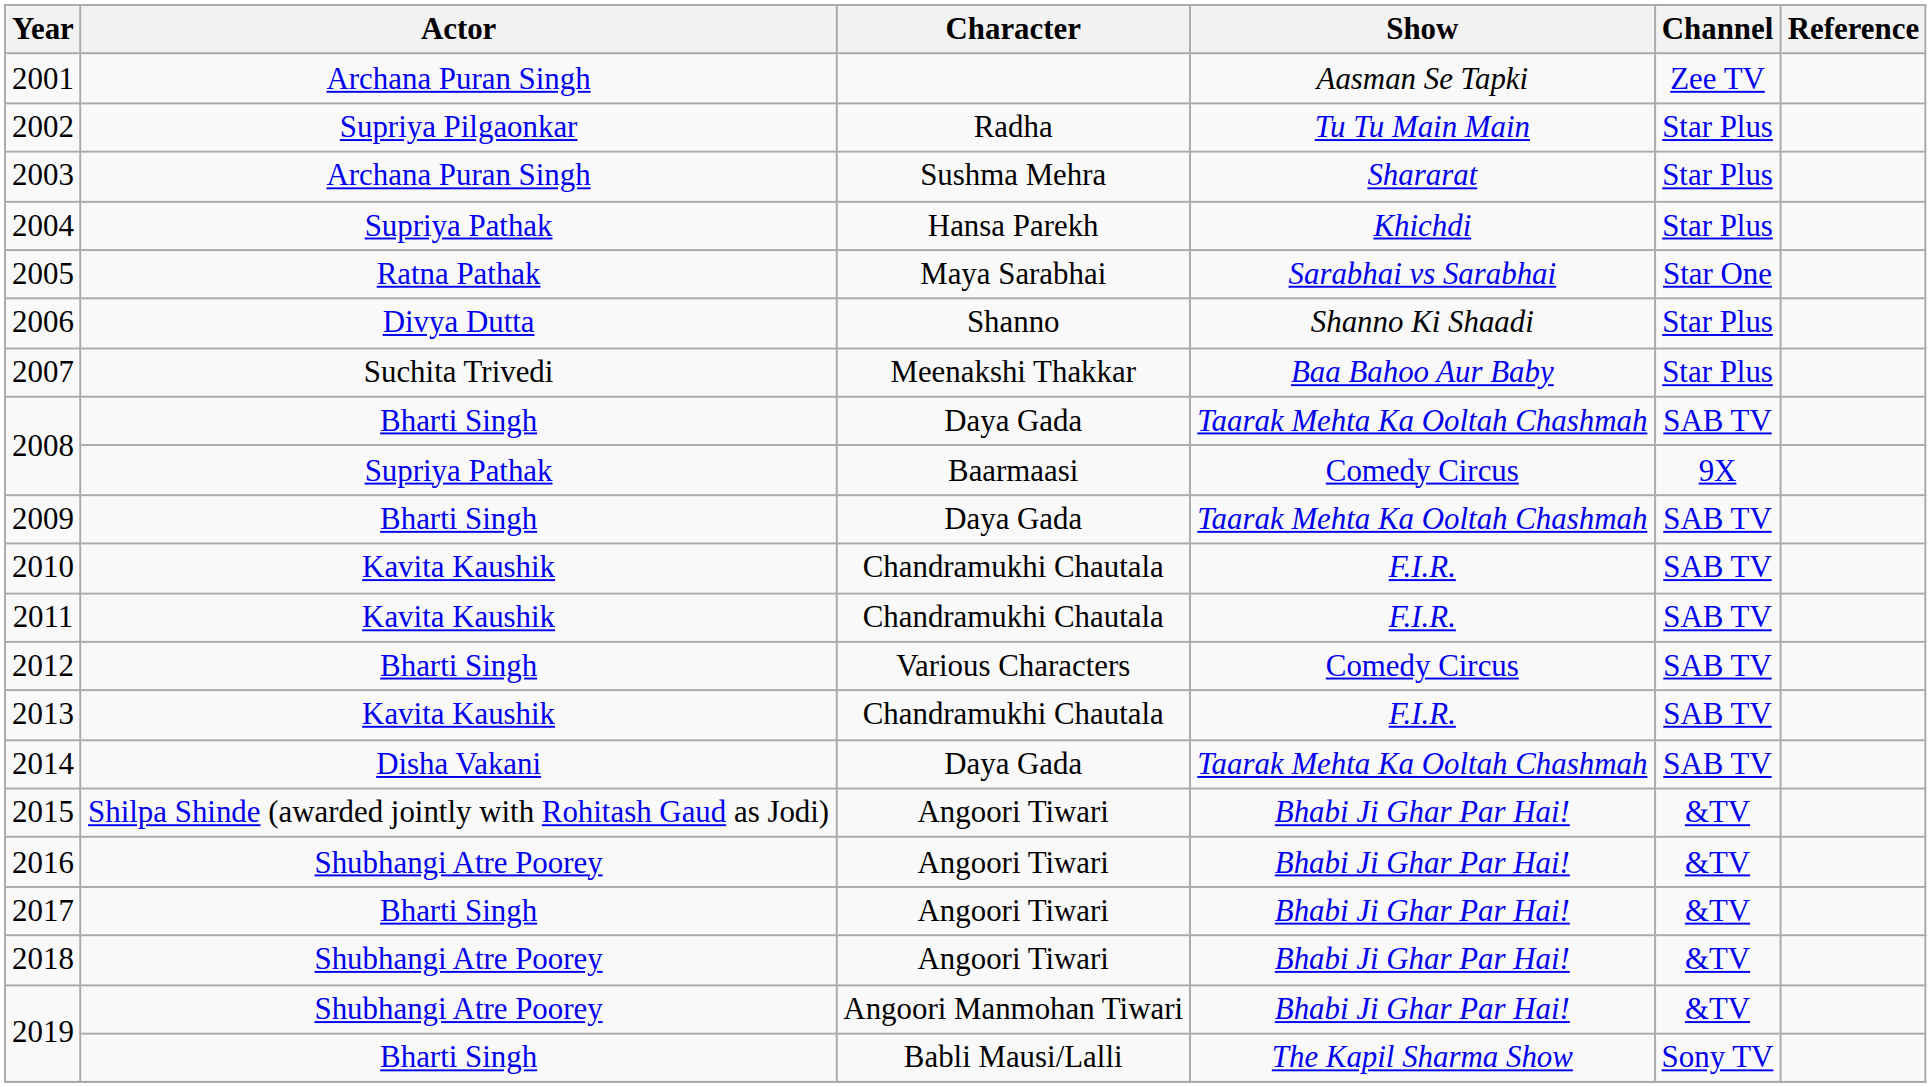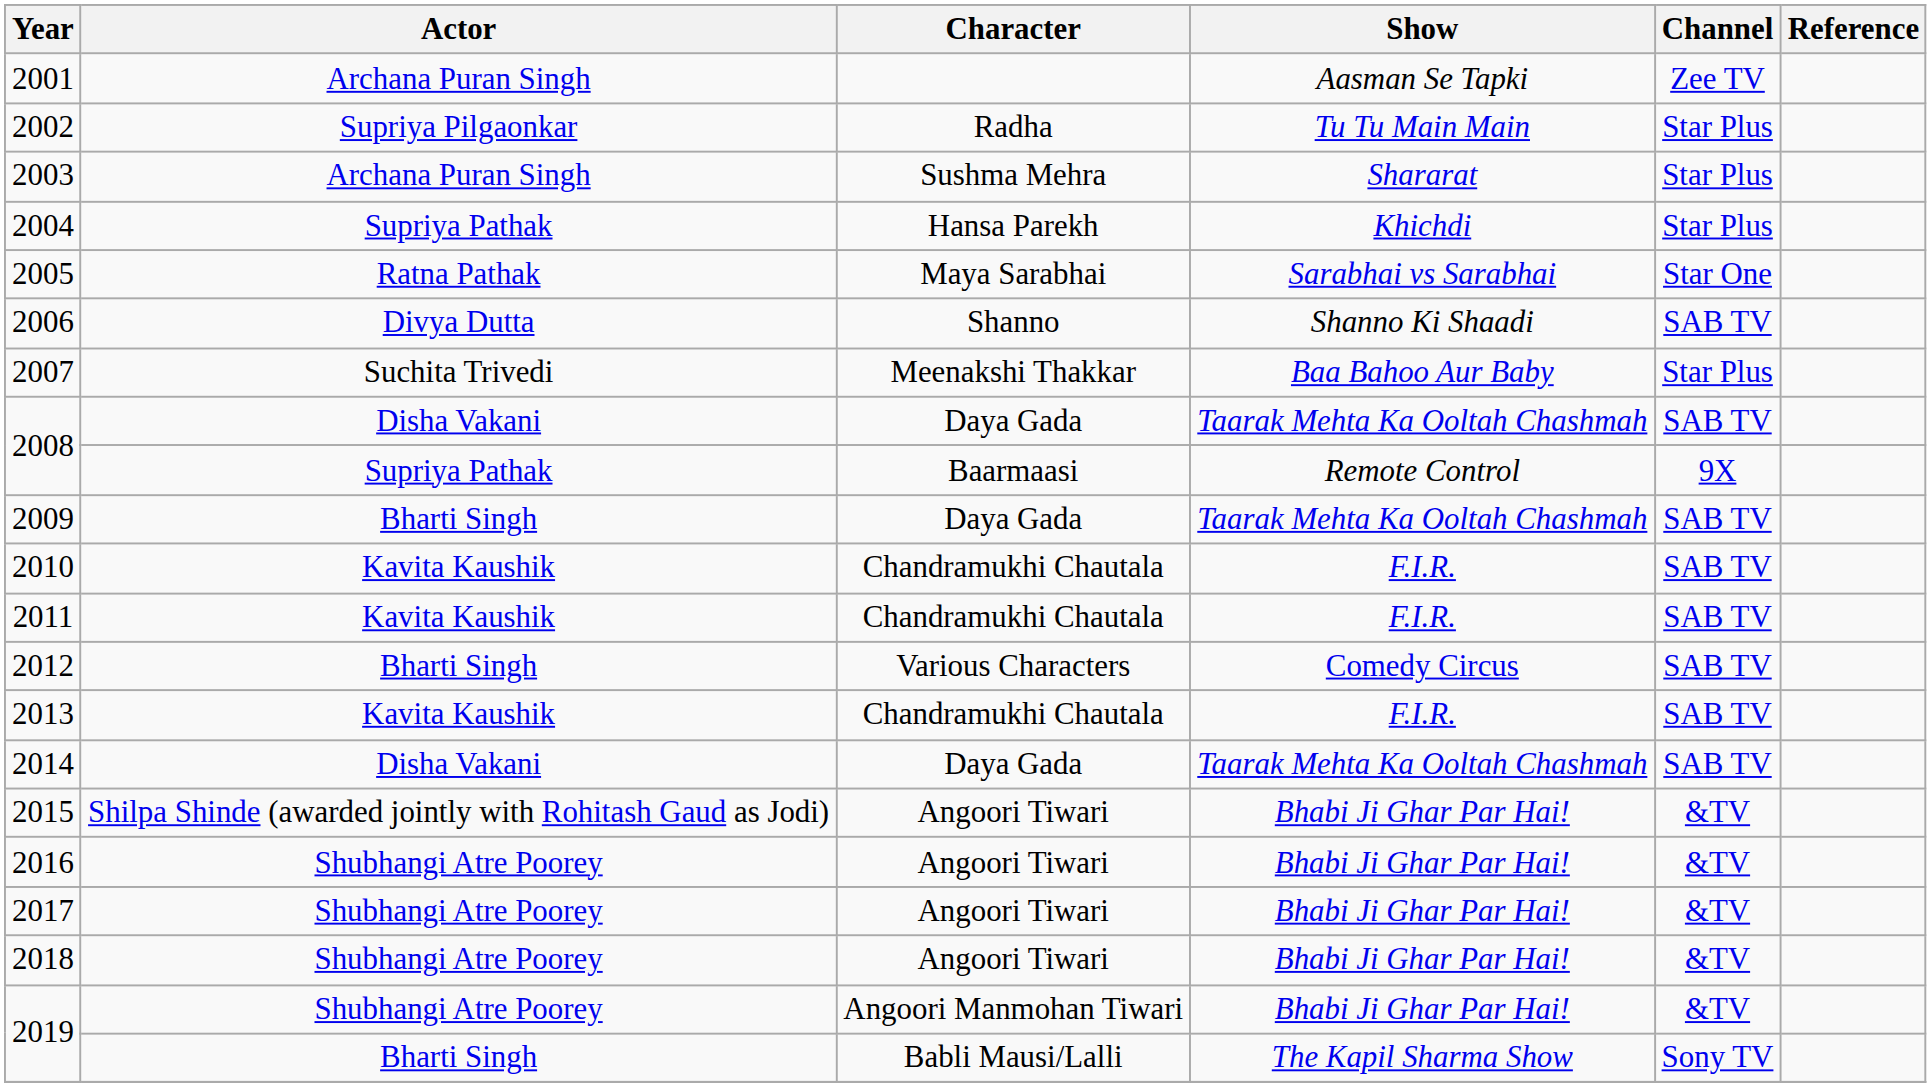(1718, 322) Star Plus -> (1717, 322) SAB TV
(459, 420) Bharti Singh -> (459, 420) Disha Vakani
(1422, 469) Comedy Circus -> (1422, 469) Remote Control
(459, 910) Bharti Singh -> (459, 910) Shubhangi Atre Poorey
